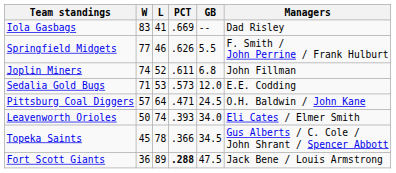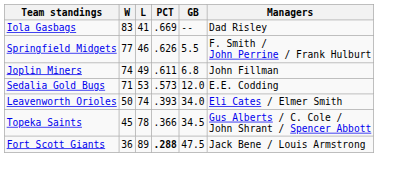(161, 70) 52 -> (143, 70) 49
- row: (70, 102)
